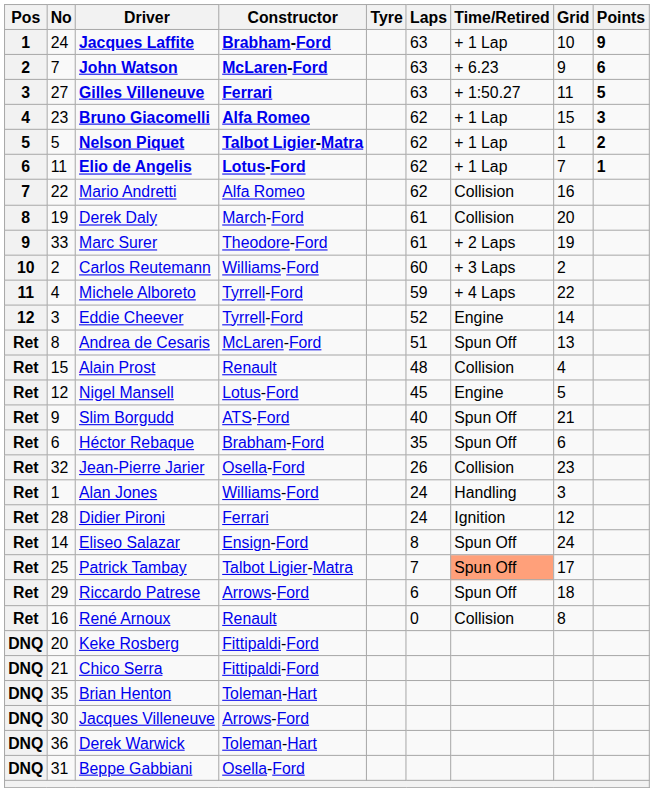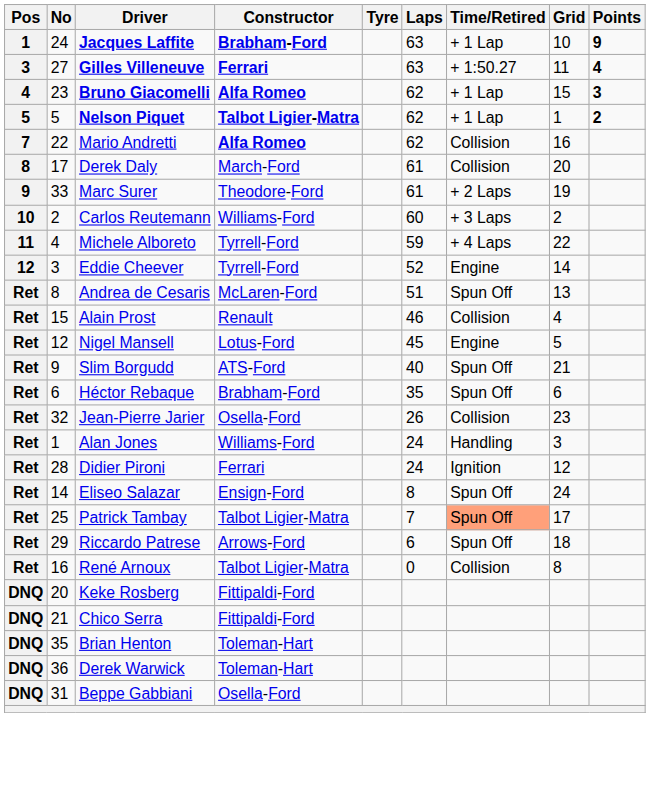- row: (128, 67)
(601, 92) 5 -> (597, 67) 4
- row: (135, 167)
(263, 192) normal -> (262, 142) bold
(59, 217) 19 -> (59, 167) 17
(419, 368) 48 -> (415, 318) 46
(249, 618) Renault -> (283, 568) Talbot Ligier-Matra
- row: (147, 718)
